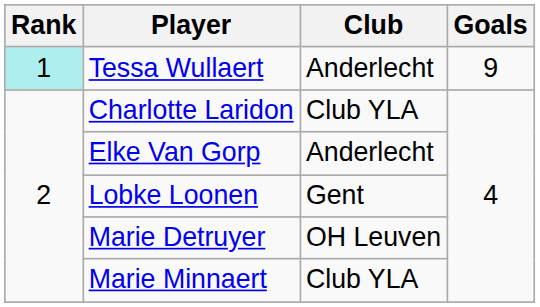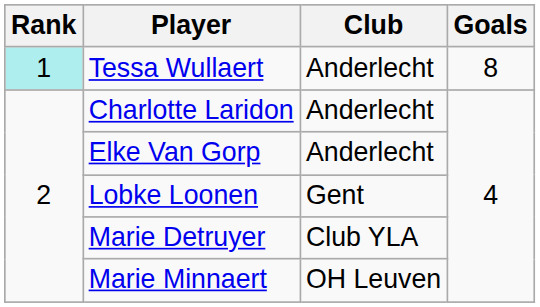(491, 68) 9 -> (491, 68) 8
(362, 110) Club YLA -> (370, 110) Anderlecht
(374, 237) OH Leuven -> (362, 237) Club YLA
(362, 279) Club YLA -> (374, 279) OH Leuven
